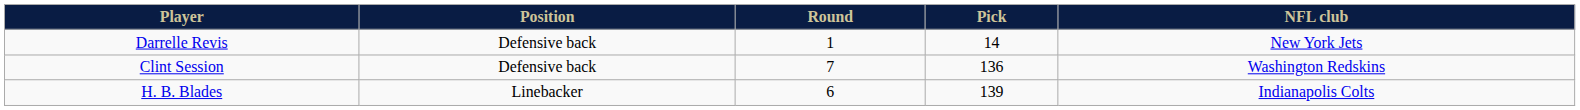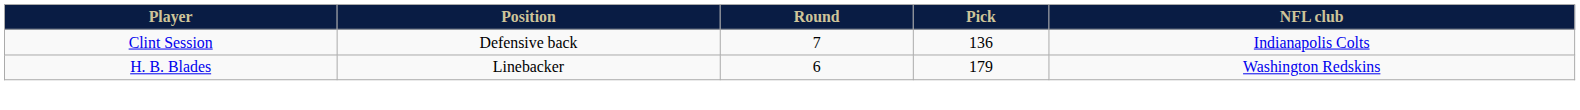- row: (182, 42)
(1316, 67) Washington Redskins -> (1312, 42) Indianapolis Colts
(992, 92) 139 -> (981, 67) 179
(1316, 92) Indianapolis Colts -> (1312, 67) Washington Redskins
